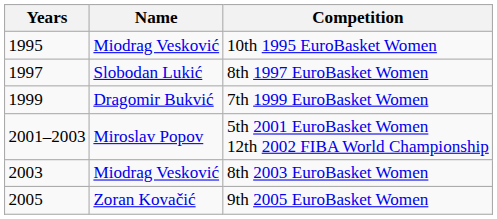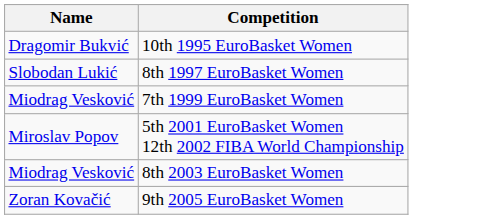- column: (47, 18)
(156, 45) Miodrag Vesković -> (69, 45) Dragomir Bukvić
(154, 99) Dragomir Bukvić -> (71, 99) Miodrag Vesković
